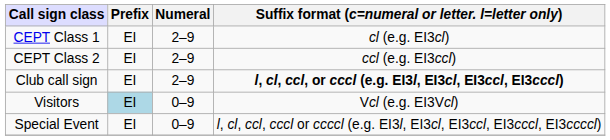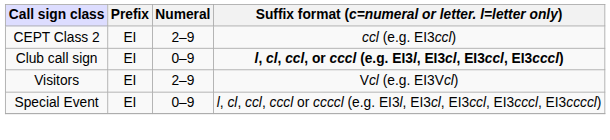- row: (57, 37)
(183, 80) 2–9 -> (183, 59) 0–9
(130, 102) lightblue background -> (130, 80) no background
(183, 102) 0–9 -> (183, 80) 2–9
